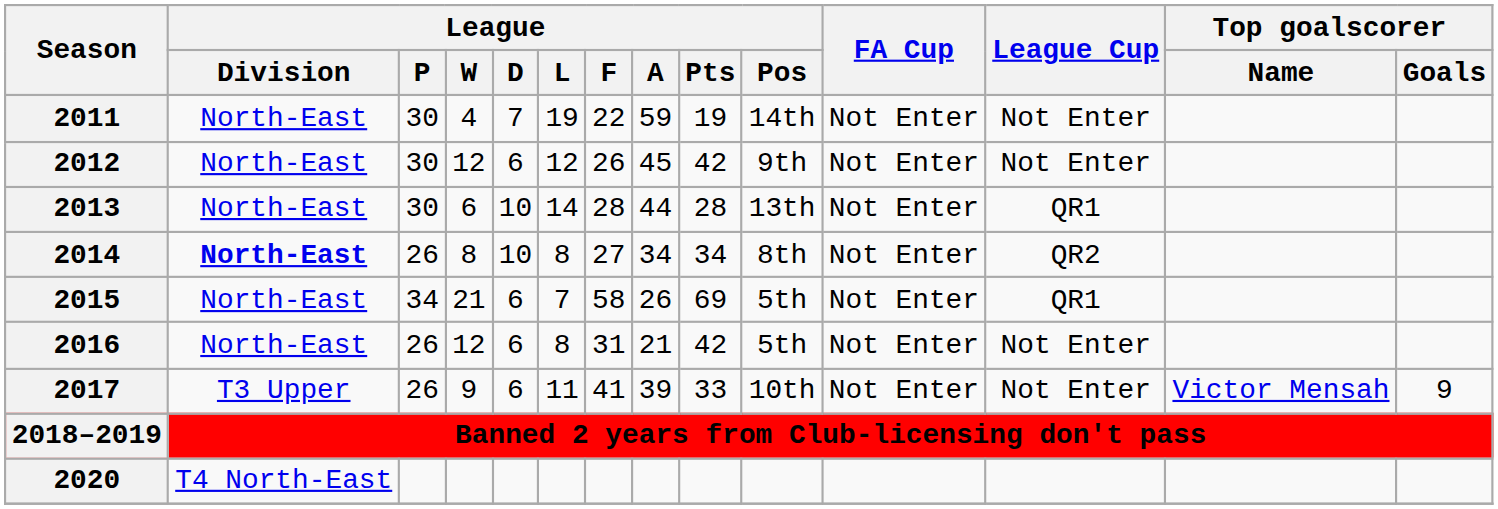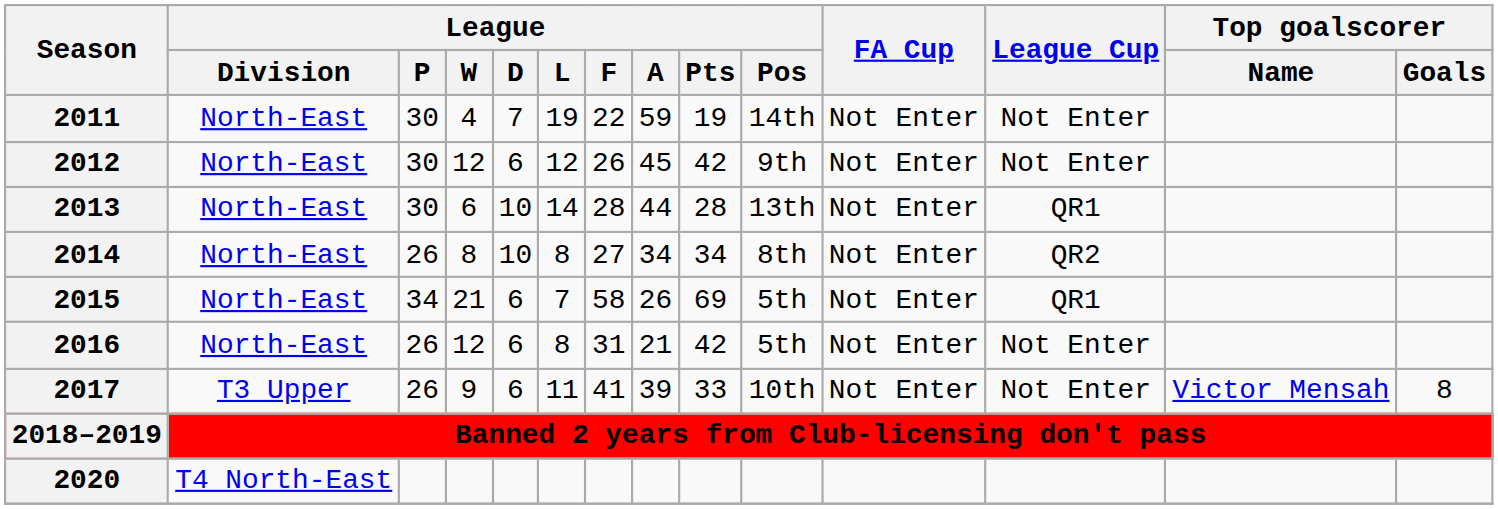(284, 254) bold -> (284, 254) normal
(1444, 390) 9 -> (1444, 390) 8
